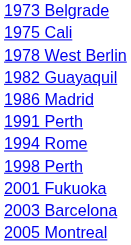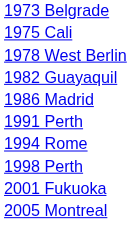- row: (61, 211)
